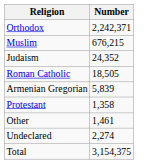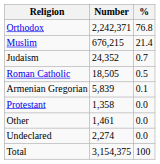+ column: (144, 12)
